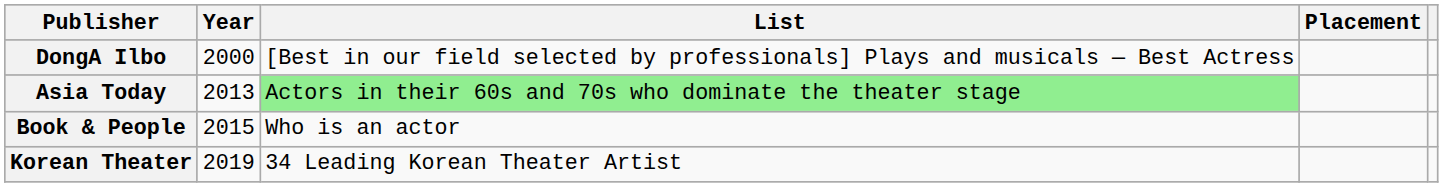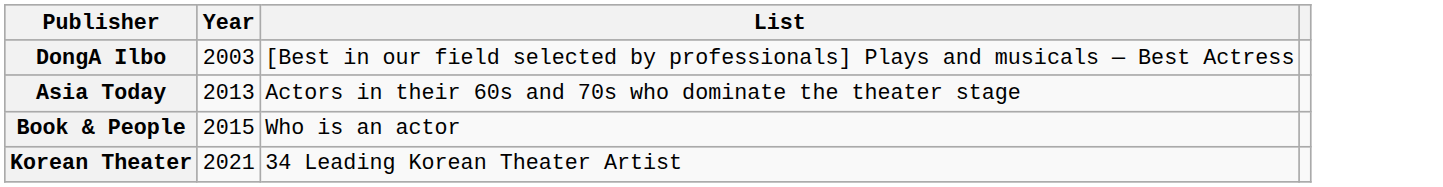- column: (1363, 23)
(229, 58) 2000 -> (229, 58) 2003
(643, 93) lightgreen background -> (643, 93) no background
(229, 164) 2019 -> (229, 164) 2021
